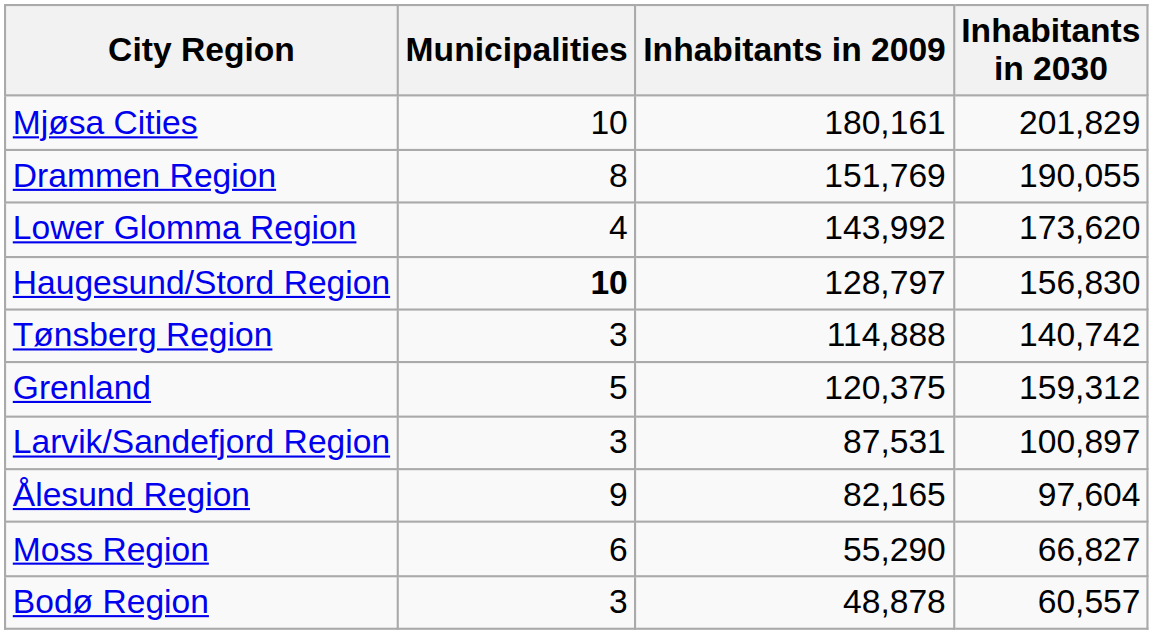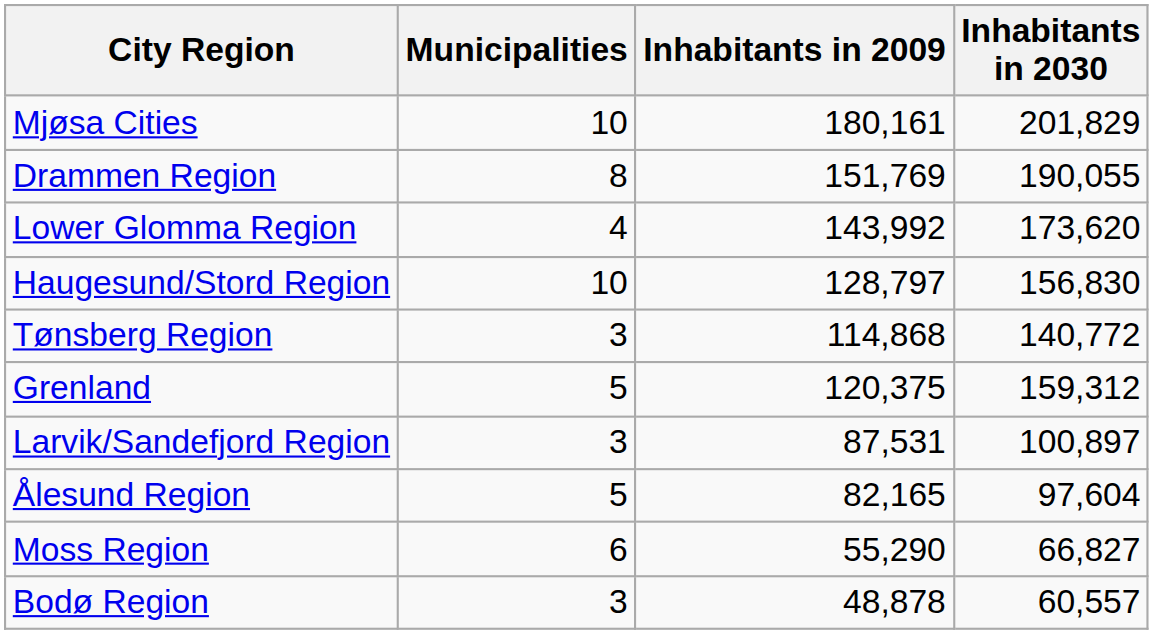(609, 282) bold -> (609, 282) normal
(886, 335) 114,888 -> (886, 335) 114,868
(1080, 335) 140,742 -> (1080, 335) 140,772
(618, 495) 9 -> (618, 495) 5
